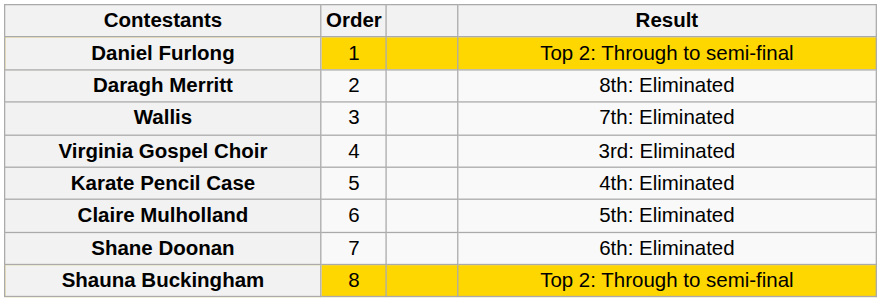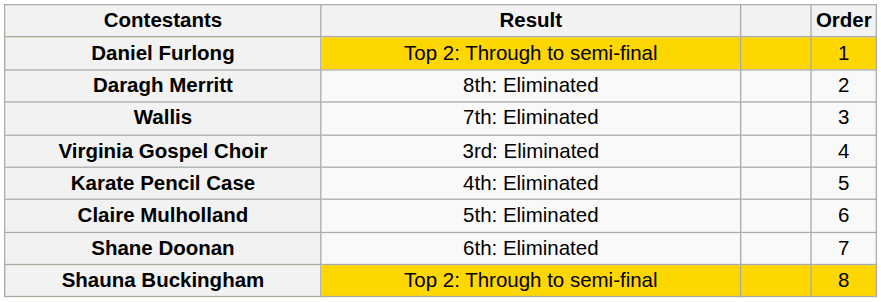columns swapped: (354, 20) <-> (667, 20)
